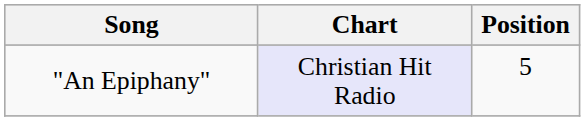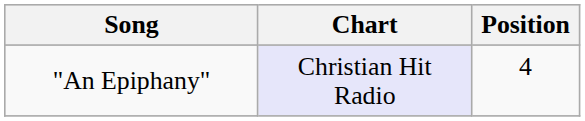(526, 65) 5 -> (526, 65) 4
